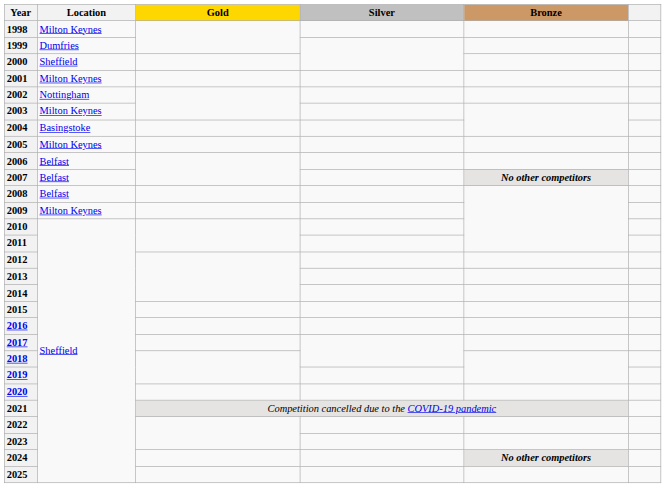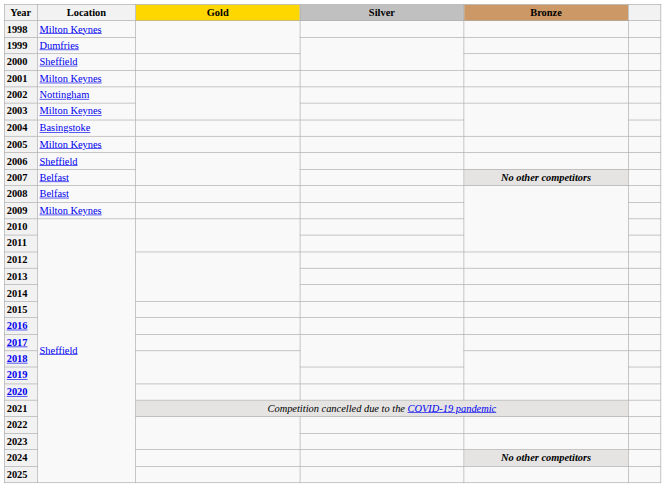(54, 161) Belfast -> (59, 161) Sheffield
